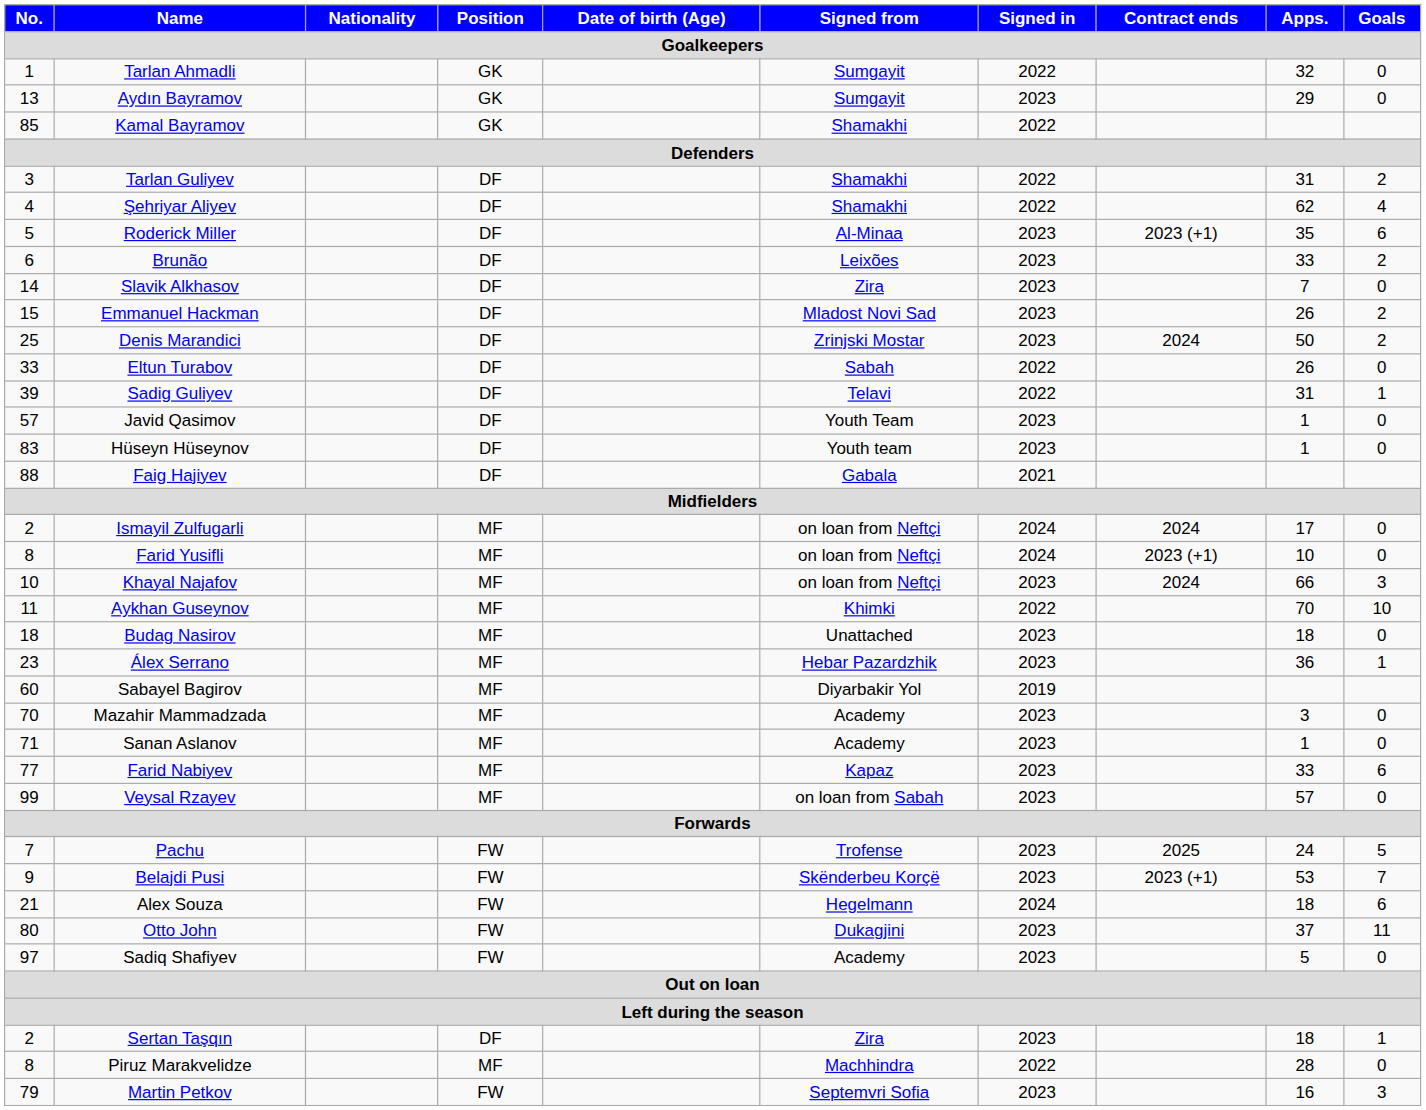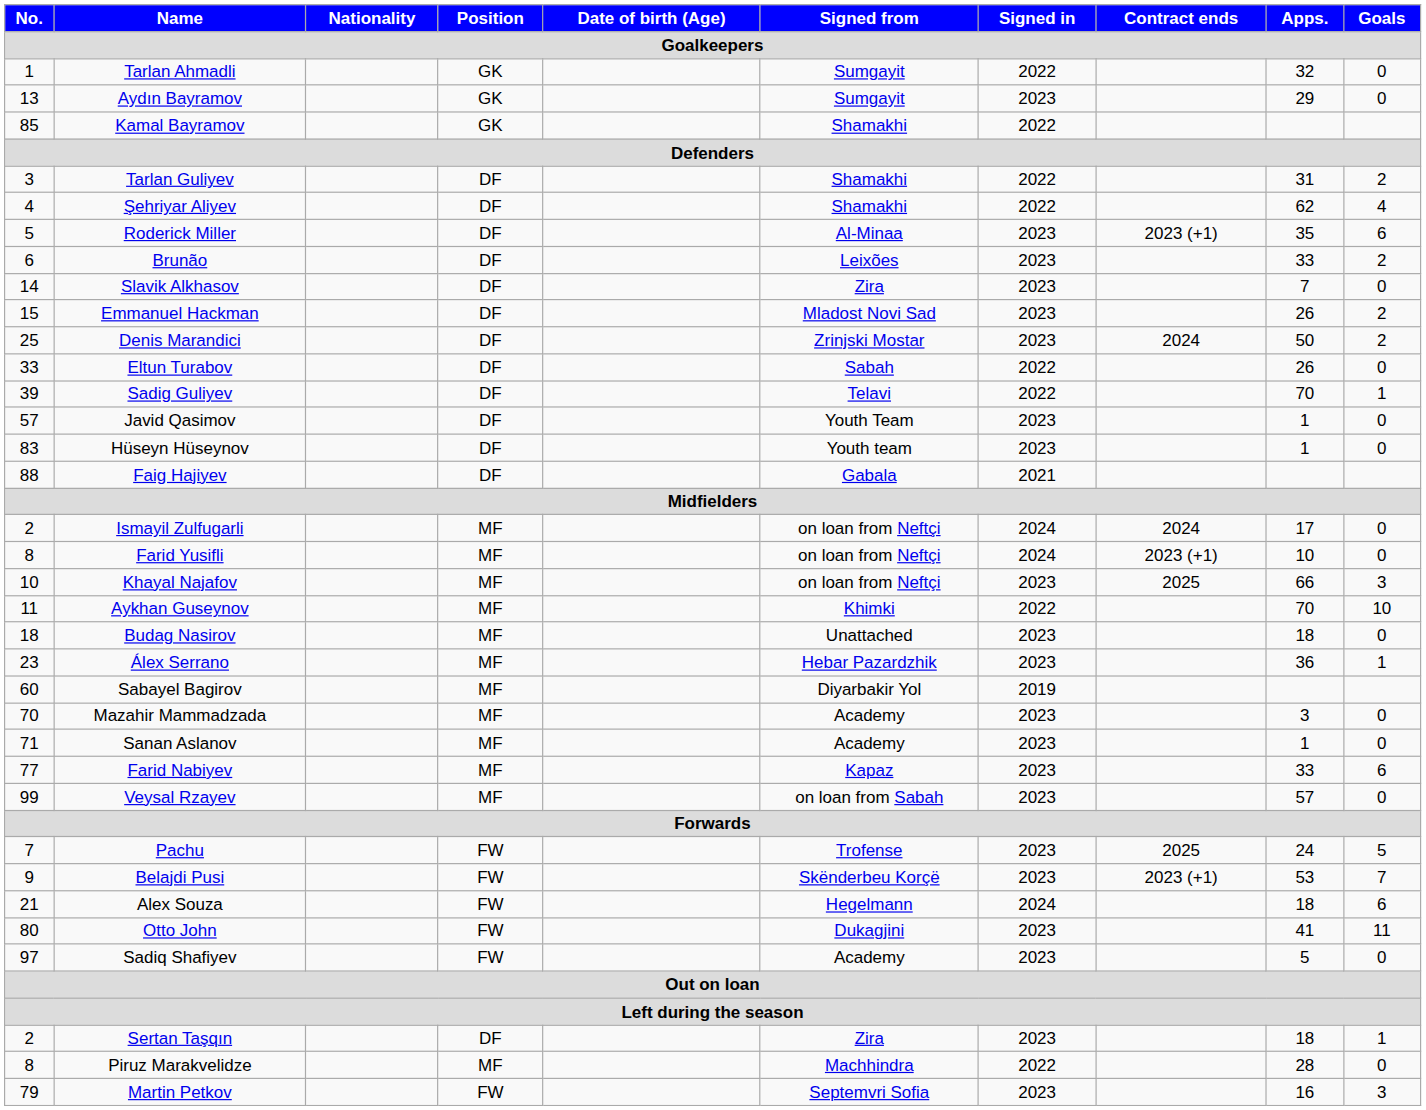(1305, 394) 31 -> (1305, 394) 70
(1181, 582) 2024 -> (1181, 582) 2025
(1305, 931) 37 -> (1305, 931) 41
